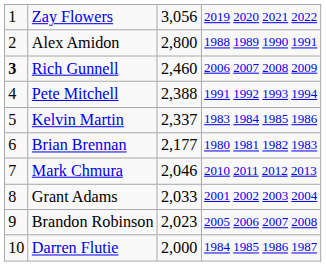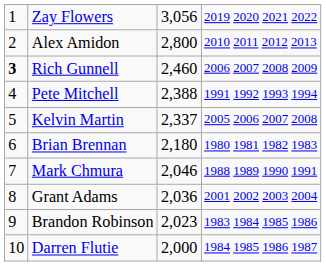(261, 42) 1988 1989 1990 1991 -> (260, 42) 2010 2011 2012 2013
(261, 119) 1983 1984 1985 1986 -> (261, 119) 2005 2006 2007 2008
(179, 145) 2,177 -> (179, 145) 2,180
(260, 171) 2010 2011 2012 2013 -> (261, 171) 1988 1989 1990 1991
(179, 196) 2,033 -> (179, 196) 2,036
(261, 222) 2005 2006 2007 2008 -> (261, 222) 1983 1984 1985 1986
